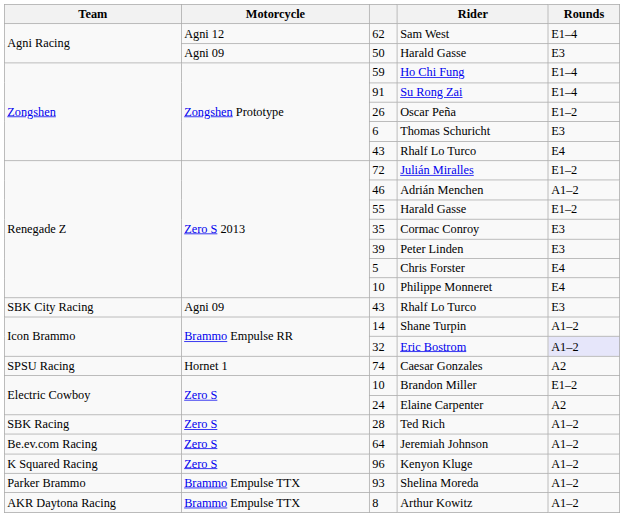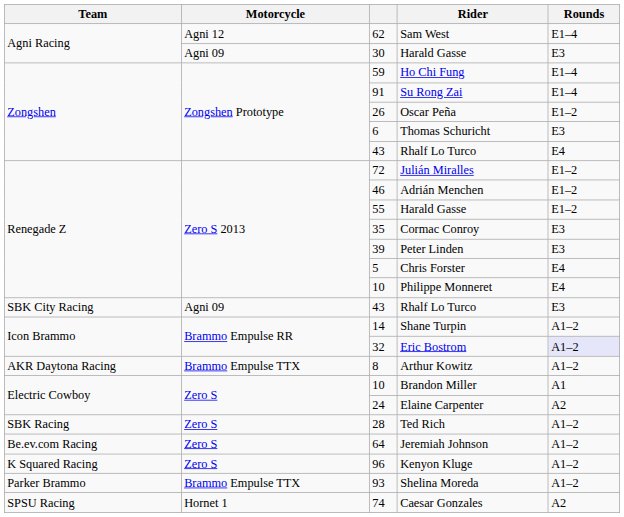(379, 53) 50 -> (379, 53) 30
(565, 190) A1–2 -> (564, 190) E1–2
rows swapped: (62, 502) <-> (41, 365)
(564, 385) E1–2 -> (559, 385) A1
